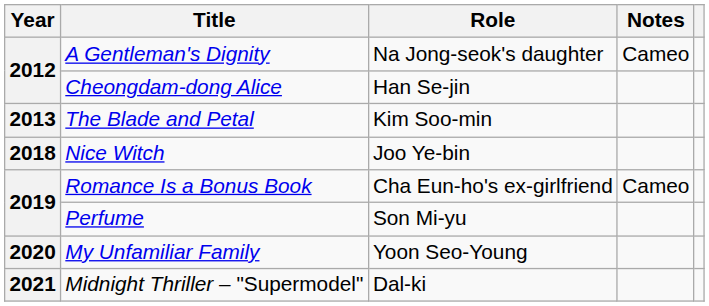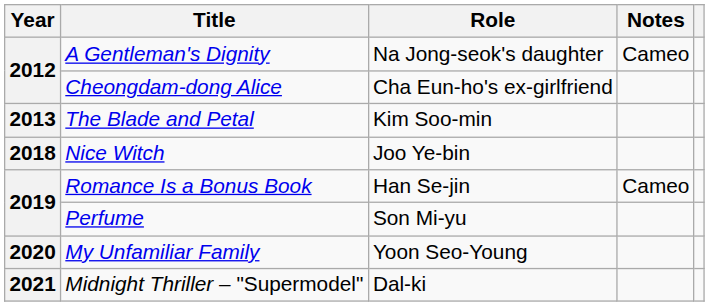(421, 86) Han Se-jin -> (493, 86) Cha Eun-ho's ex-girlfriend
(493, 185) Cha Eun-ho's ex-girlfriend -> (421, 185) Han Se-jin
